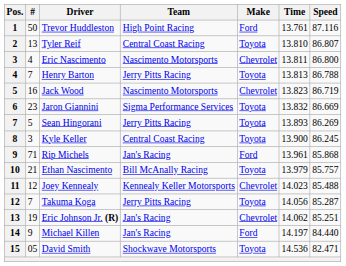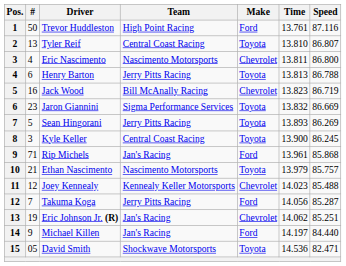(30, 75) 7 -> (30, 75) 6
(170, 91) Nascimento Motorsports -> (165, 91) Bill McAnally Racing
(165, 170) Bill McAnally Racing -> (170, 170) Nascimento Motorsports
(253, 202) Toyota -> (248, 202) Ford
